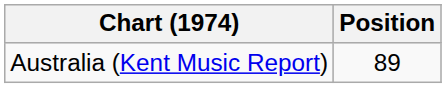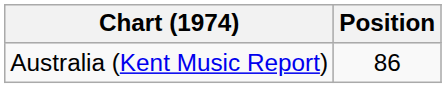(387, 62) 89 -> (387, 62) 86
